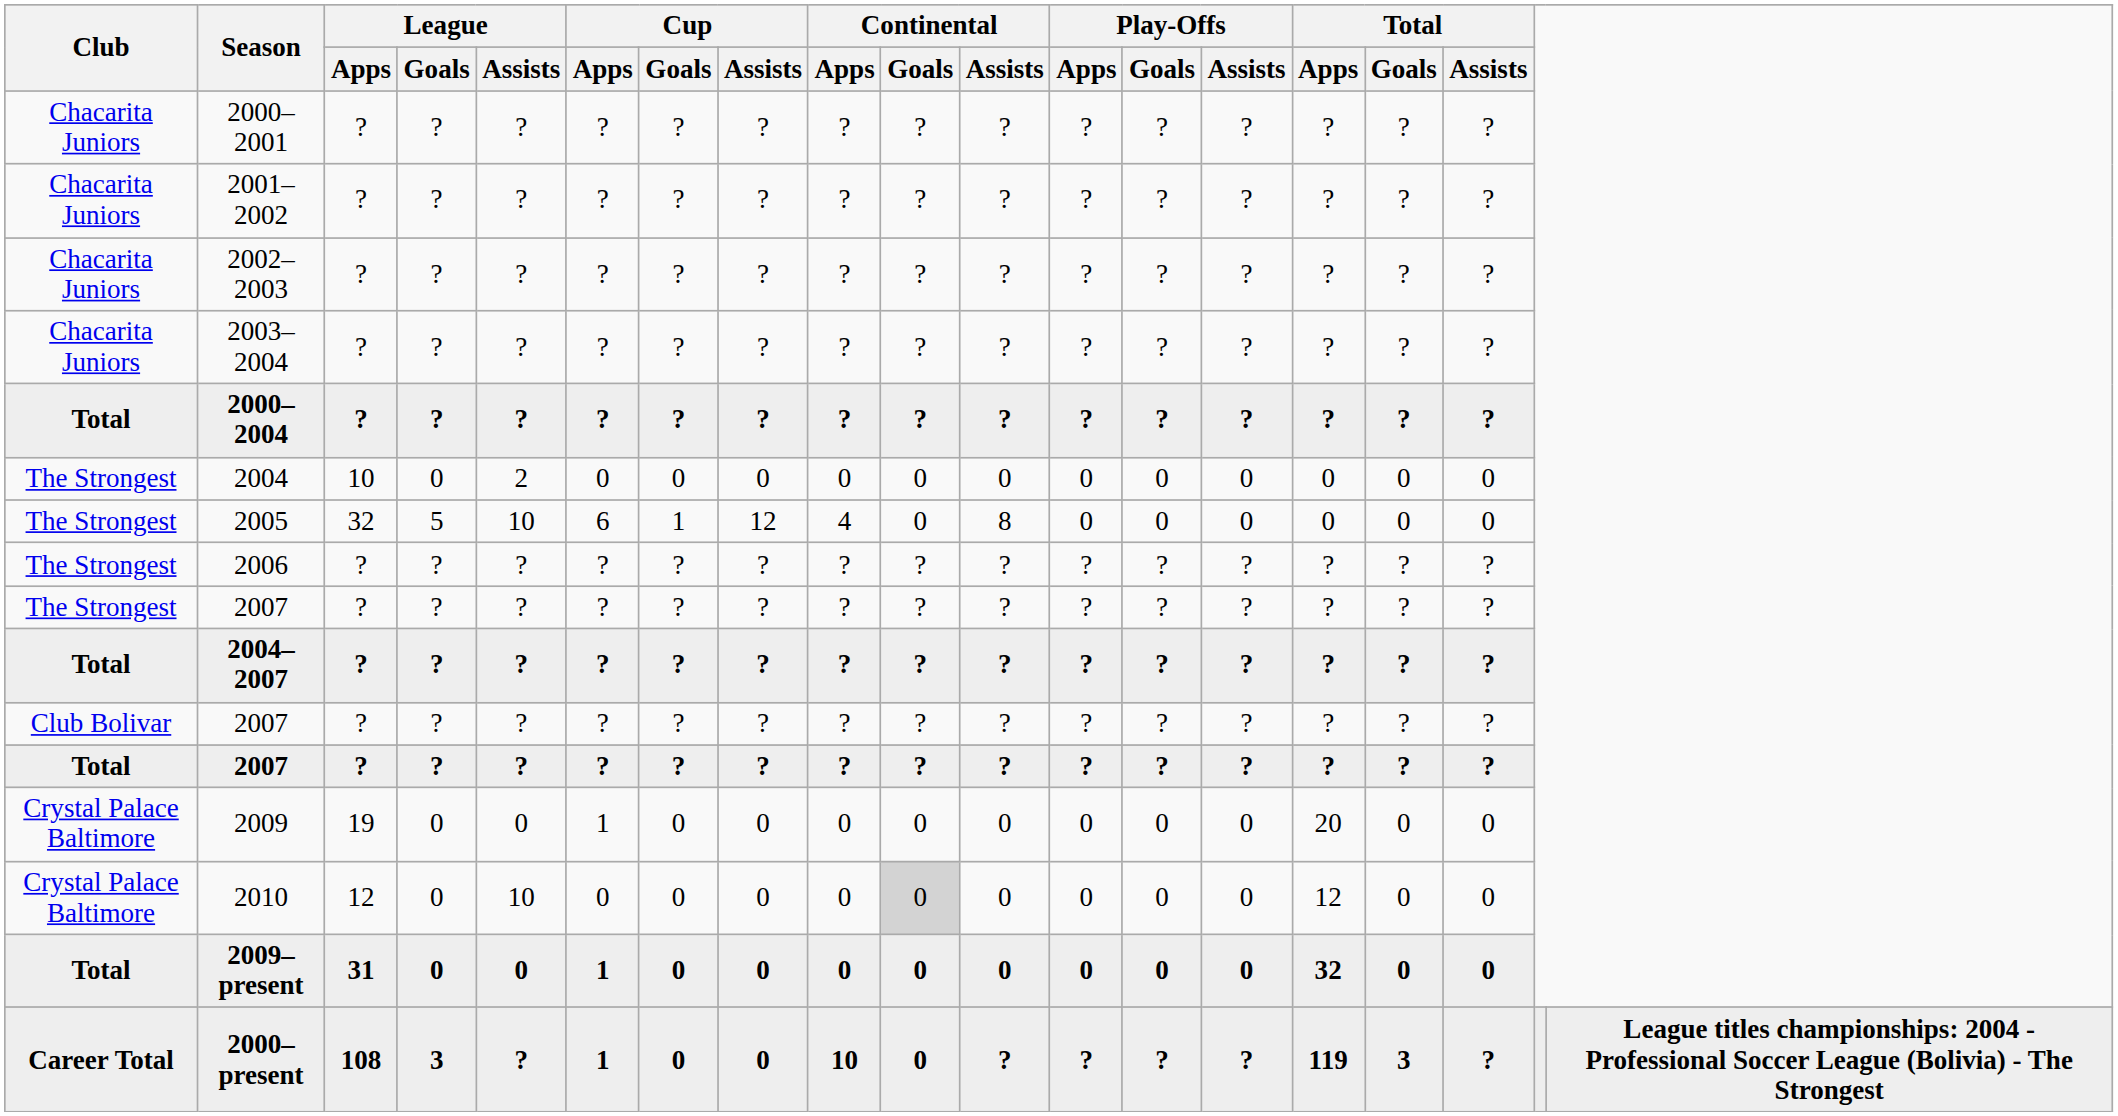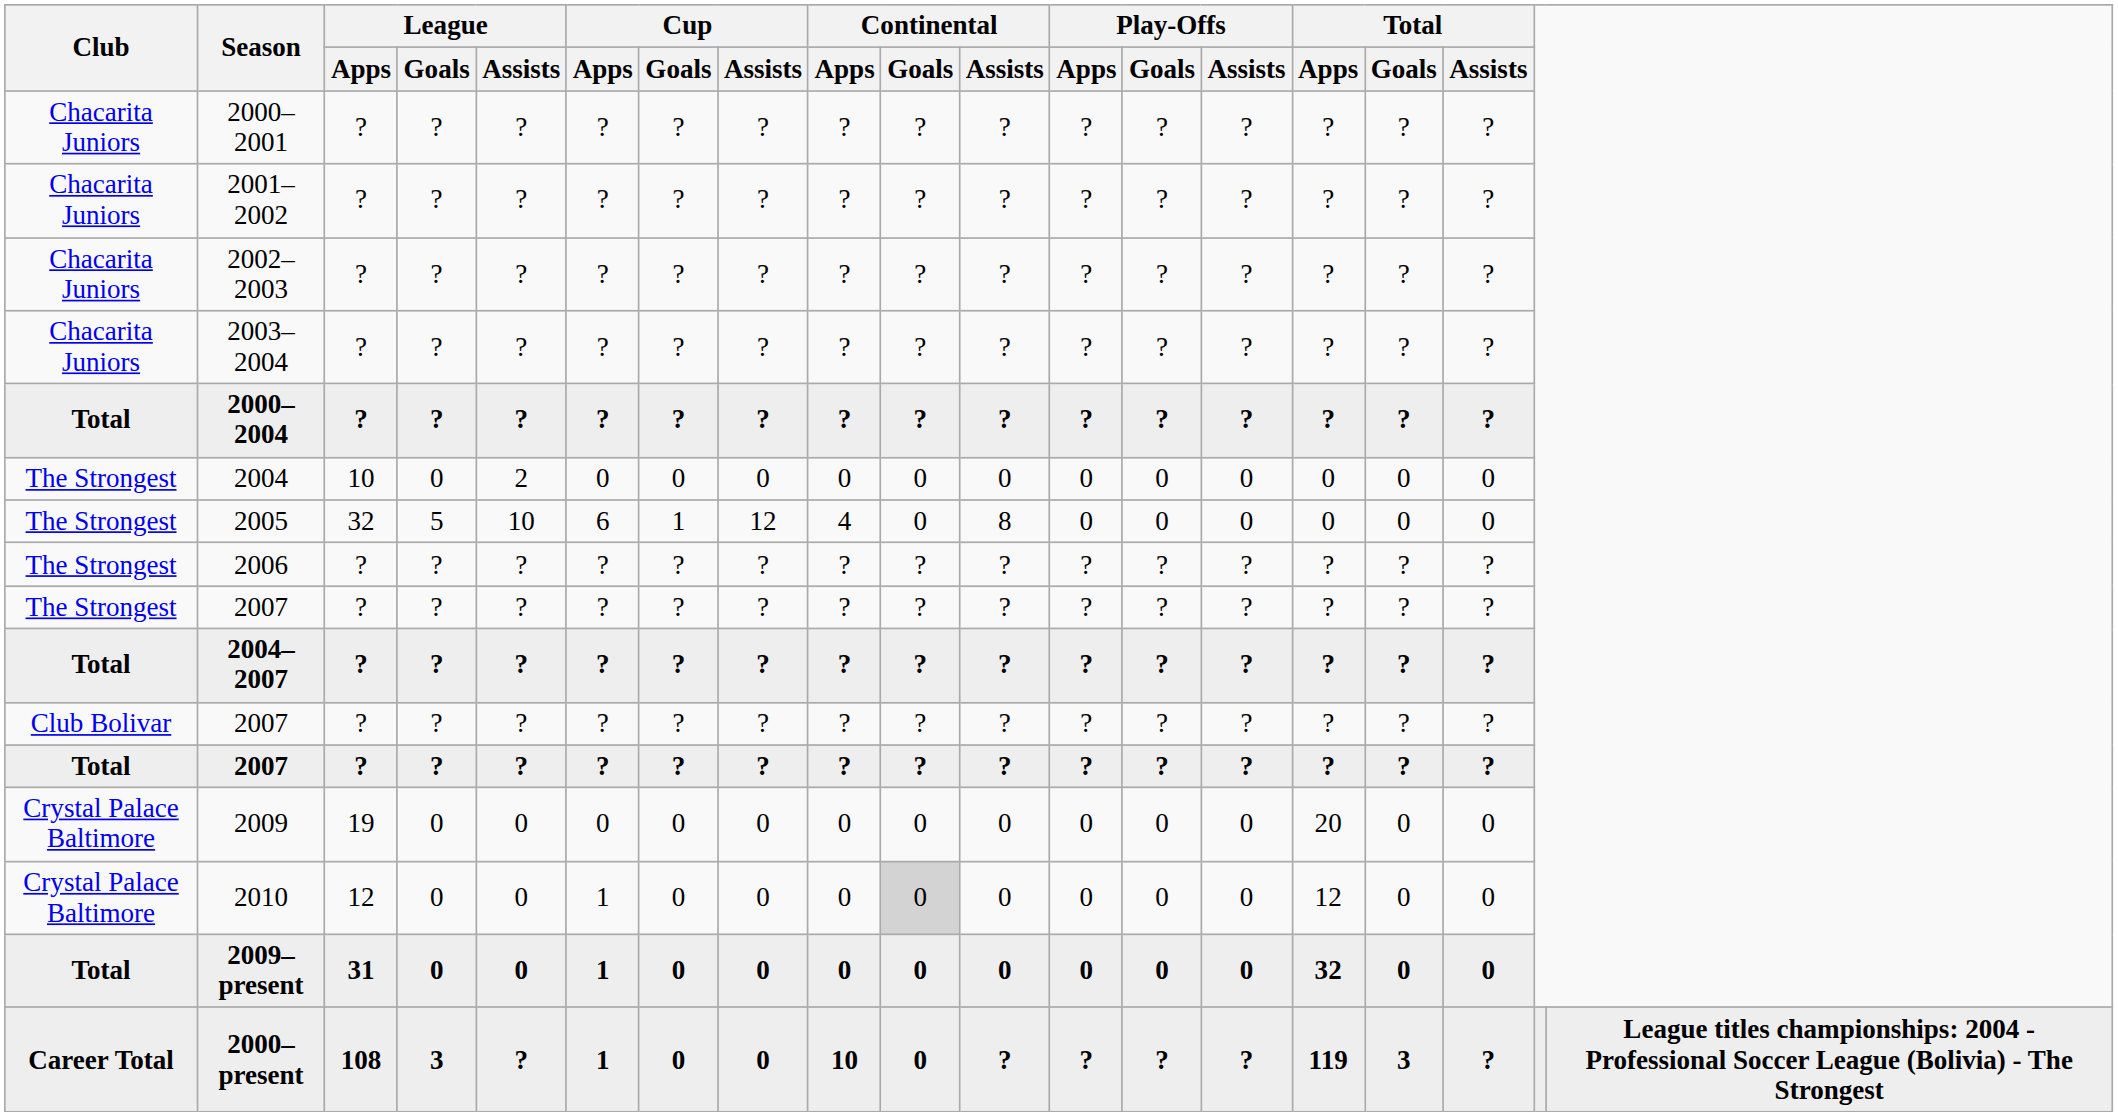(603, 824) 1 -> (603, 824) 0
(521, 897) 10 -> (521, 897) 0
(603, 897) 0 -> (603, 897) 1
